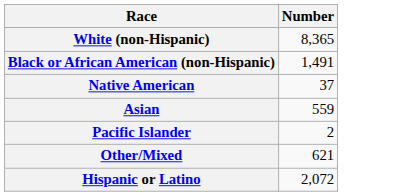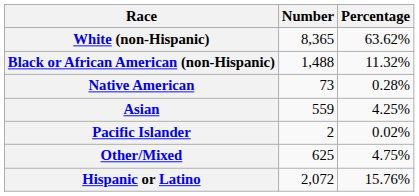+ column: (376, 16)
(318, 62) 1,491 -> (318, 62) 1,488
(327, 86) 37 -> (327, 86) 73
(323, 156) 621 -> (323, 156) 625
